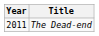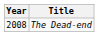(17, 25) 2011 -> (17, 25) 2008
